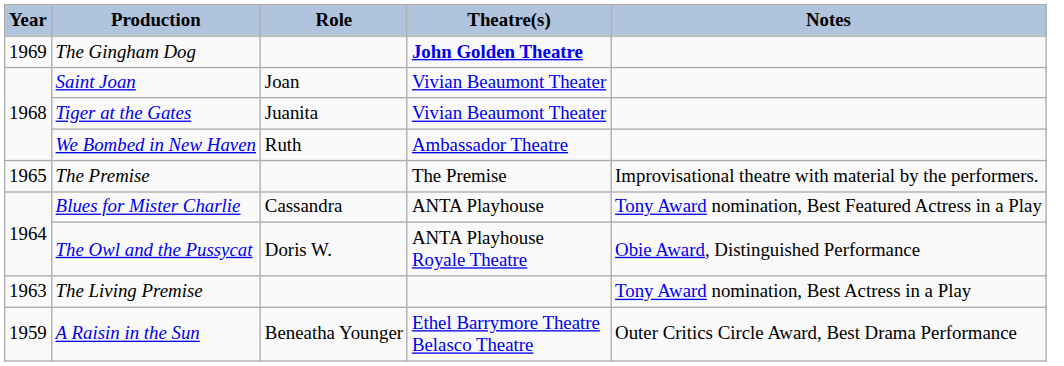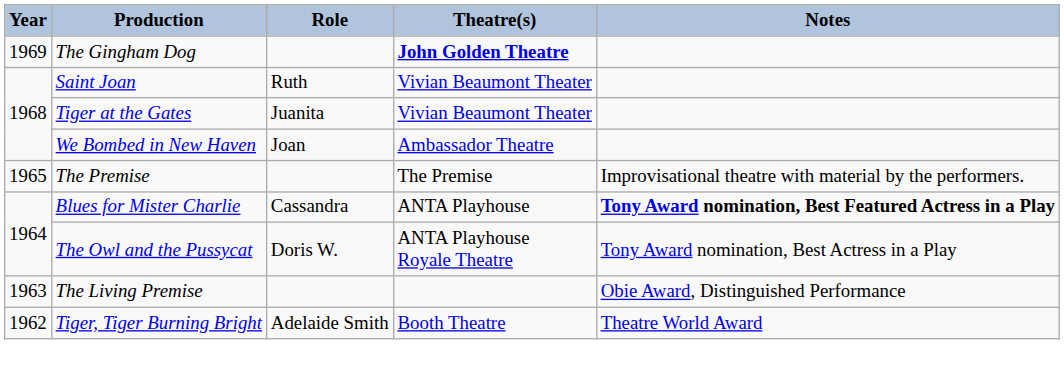(282, 82) Joan -> (289, 82) Ruth
(283, 144) Ruth -> (288, 144) Joan
(828, 207) normal -> (828, 207) bold
(768, 249) Obie Award, Distinguished Performance -> (779, 249) Tony Award nomination, Best Actress in a Play
(793, 291) Tony Award nomination, Best Actress in a Play -> (753, 291) Obie Award, Distinguished Performance
+ row: (159, 322)
- row: (128, 333)
